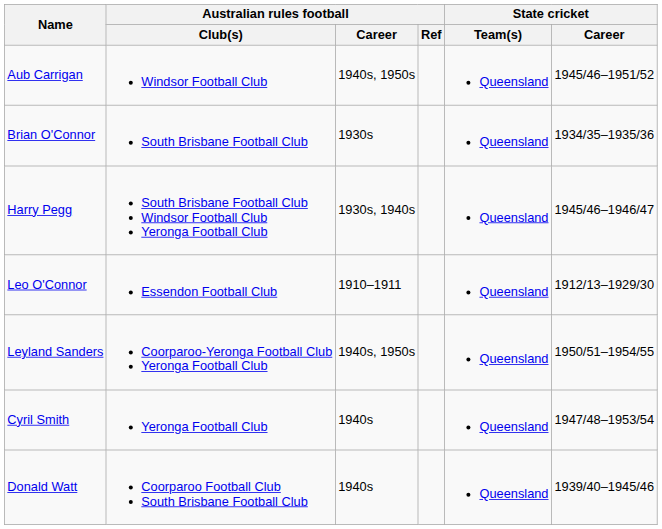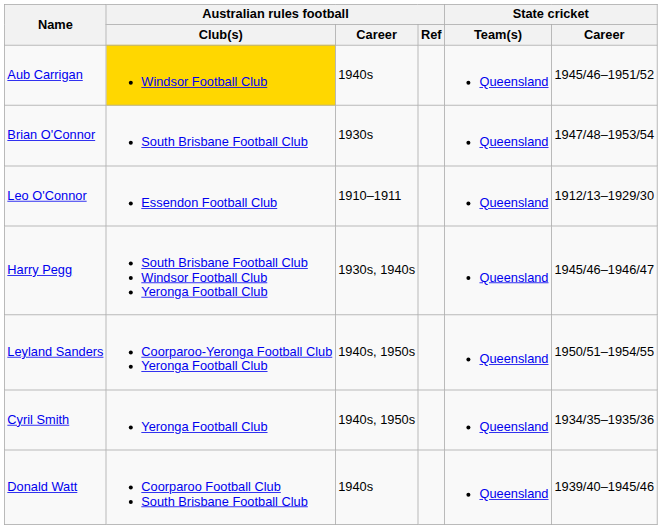(221, 82) no background -> (221, 82) gold background
(377, 75) 1940s, 1950s -> (356, 75) 1940s
(604, 135) 1934/35–1935/36 -> (604, 135) 1947/48–1953/54
rows swapped: (47, 284) <-> (40, 210)
(356, 419) 1940s -> (377, 419) 1940s, 1950s
(604, 419) 1947/48–1953/54 -> (604, 419) 1934/35–1935/36
